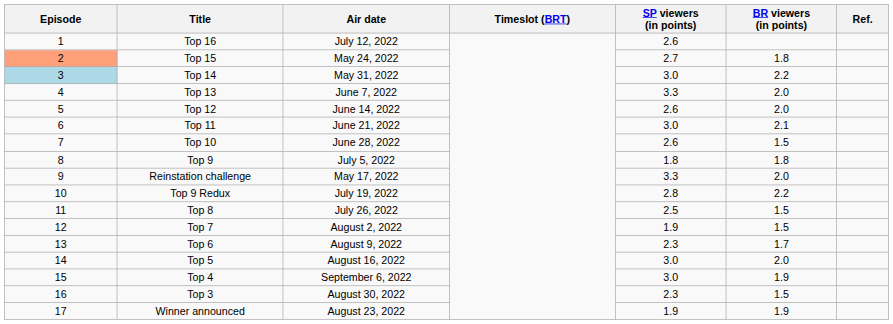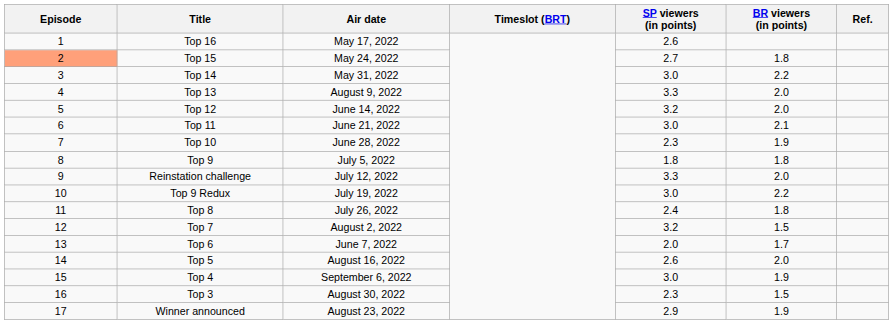(366, 42) July 12, 2022 -> (366, 42) May 17, 2022
(61, 75) lightblue background -> (61, 75) no background
(366, 92) June 7, 2022 -> (366, 92) August 9, 2022
(671, 109) 2.6 -> (671, 109) 3.2
(671, 143) 2.6 -> (671, 143) 2.3
(781, 143) 1.5 -> (781, 143) 1.9
(366, 176) May 17, 2022 -> (366, 176) July 12, 2022
(671, 193) 2.8 -> (671, 193) 3.0
(671, 210) 2.5 -> (671, 210) 2.4
(781, 210) 1.5 -> (781, 210) 1.8
(671, 227) 1.9 -> (671, 227) 3.2
(366, 244) August 9, 2022 -> (366, 244) June 7, 2022
(671, 244) 2.3 -> (671, 244) 2.0
(671, 261) 3.0 -> (671, 261) 2.6
(671, 311) 1.9 -> (671, 311) 2.9
